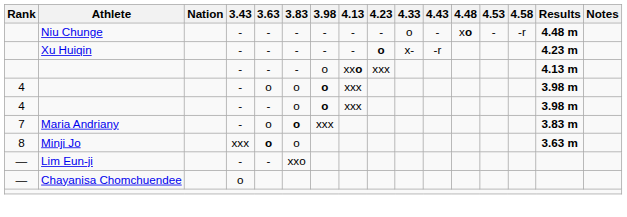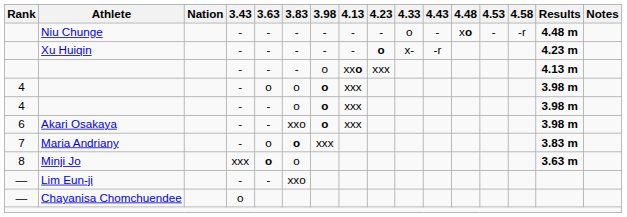+ row: (21, 125)
